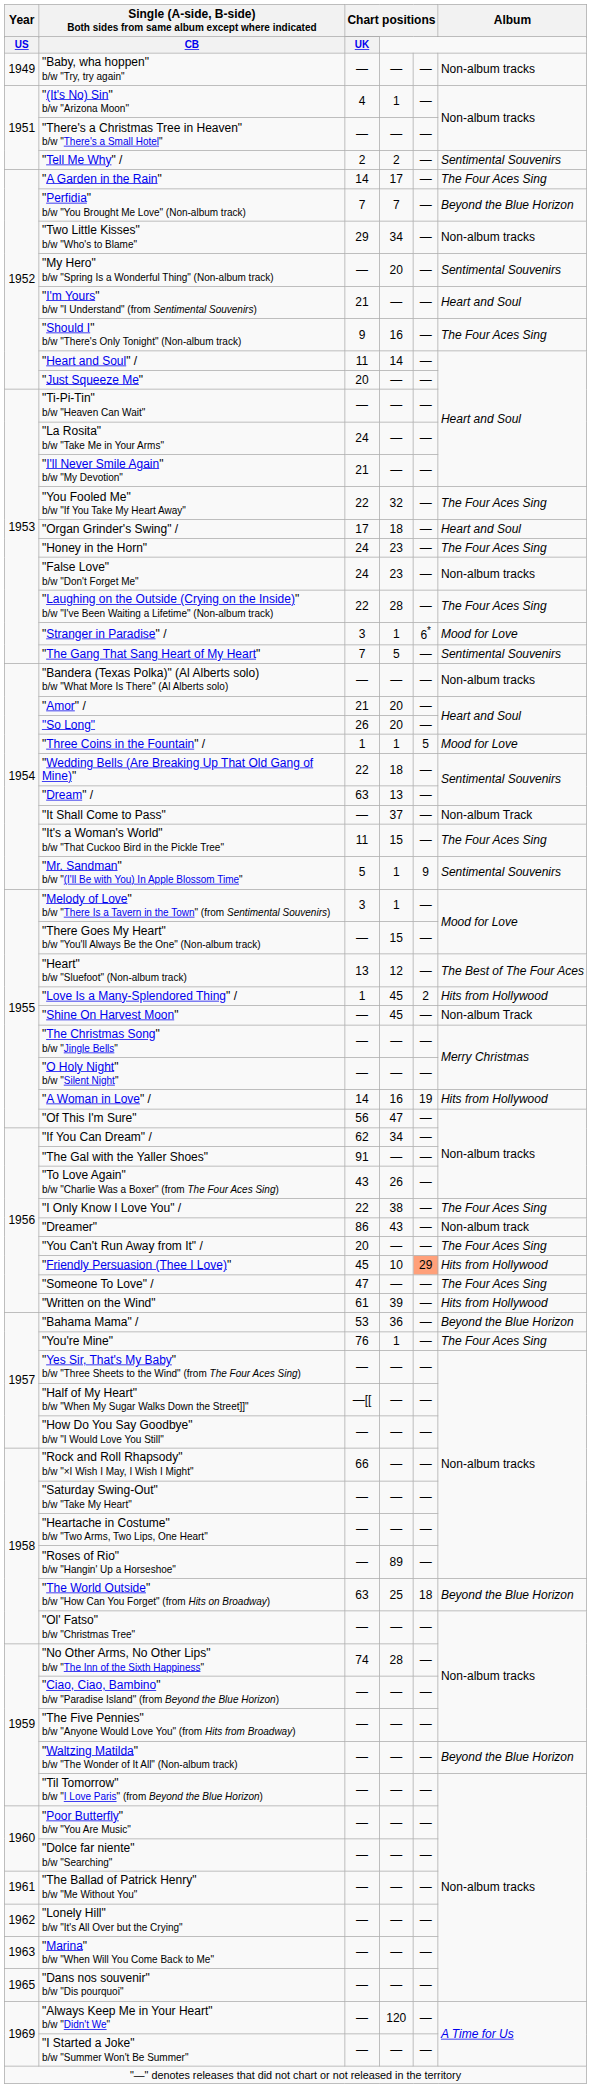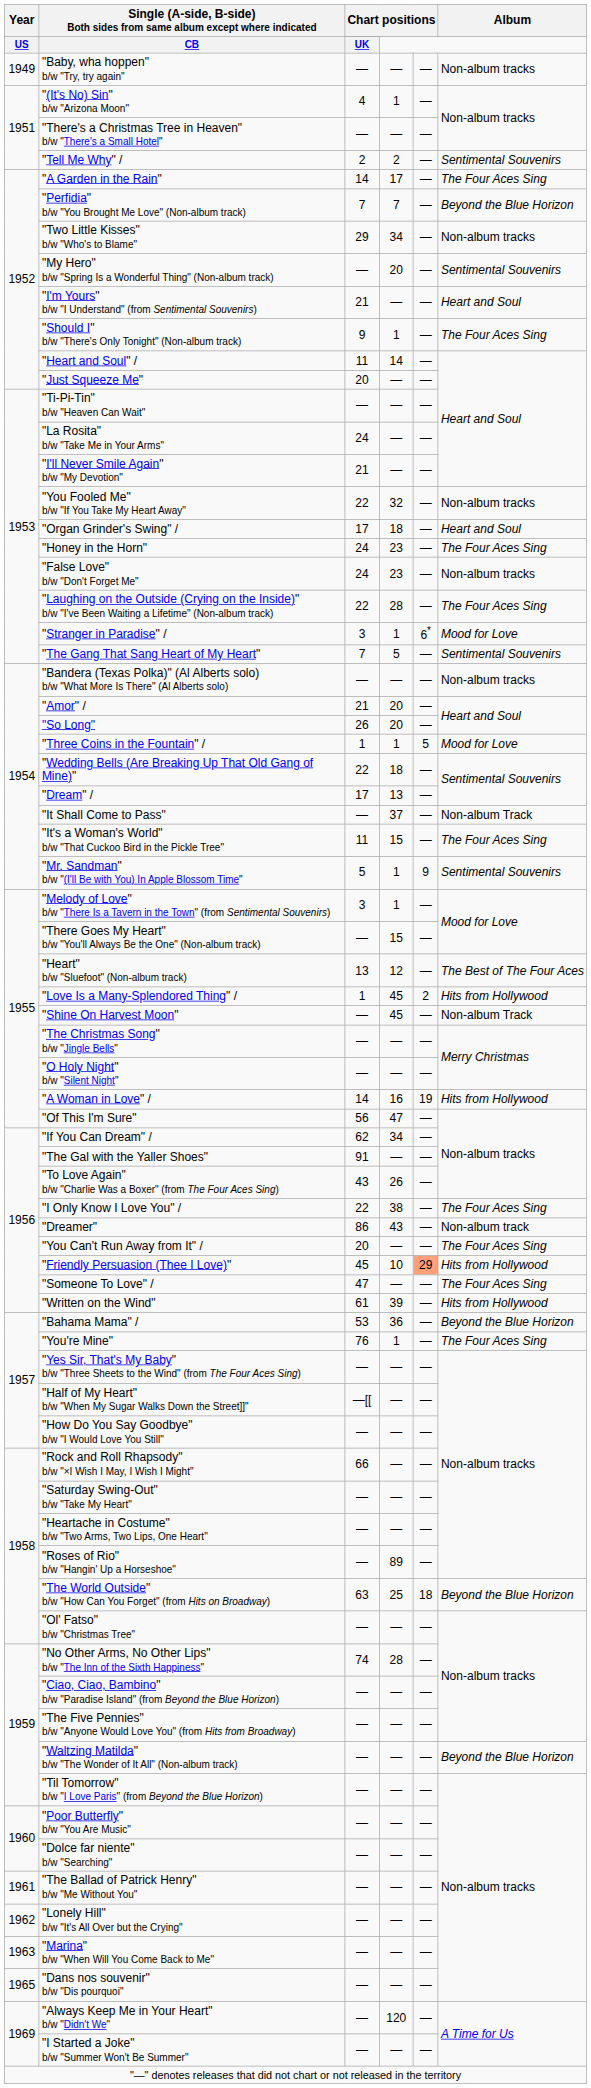(396, 335) 16 -> (396, 335) 1
(494, 503) The Four Aces Sing -> (488, 503) Non-album tracks
(362, 795) 63 -> (362, 795) 17
